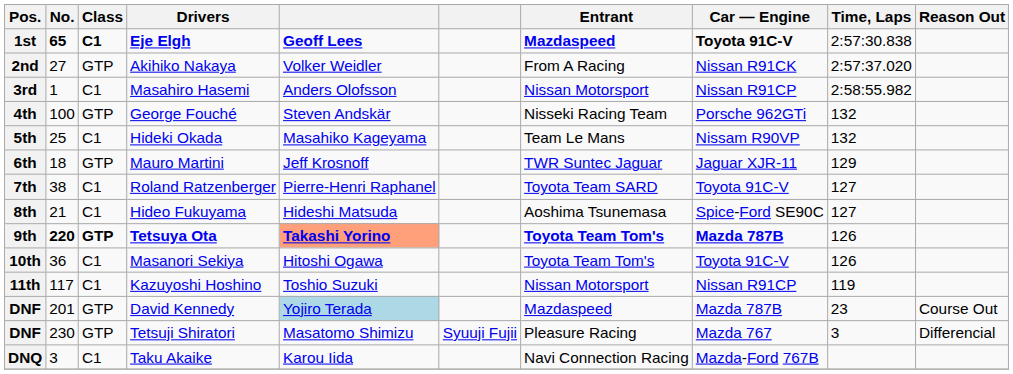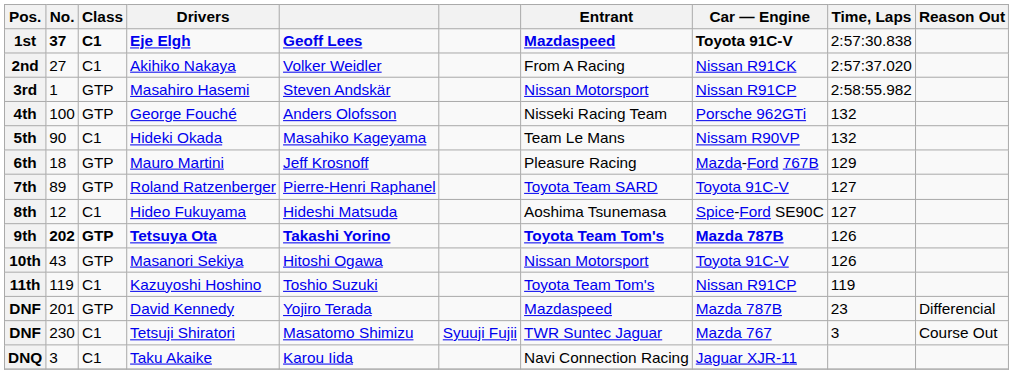(58, 41) 65 -> (58, 41) 37
(98, 65) GTP -> (92, 65) C1
(92, 90) C1 -> (98, 90) GTP
(340, 90) Anders Olofsson -> (337, 90) Steven Andskär
(337, 114) Steven Andskär -> (340, 114) Anders Olofsson
(58, 138) 25 -> (58, 138) 90
(593, 163) TWR Suntec Jaguar -> (580, 163) Pleasure Racing
(746, 163) Jaguar XJR-11 -> (757, 163) Mazda-Ford 767B
(58, 187) 38 -> (58, 187) 89
(92, 187) C1 -> (98, 187) GTP
(58, 211) 21 -> (58, 211) 12
(62, 236) 220 -> (62, 236) 202
(337, 236) lightsalmon background -> (337, 236) no background
(58, 260) 36 -> (58, 260) 43
(92, 260) C1 -> (98, 260) GTP
(589, 260) Toyota Team Tom's -> (586, 260) Nissan Motorsport
(62, 284) 117 -> (62, 284) 119
(586, 284) Nissan Motorsport -> (589, 284) Toyota Team Tom's
(327, 308) lightblue background -> (327, 308) no background
(958, 308) Course Out -> (957, 308) Differencial
(98, 333) GTP -> (92, 333) C1
(580, 333) Pleasure Racing -> (593, 333) TWR Suntec Jaguar
(957, 333) Differencial -> (958, 333) Course Out
(757, 357) Mazda-Ford 767B -> (746, 357) Jaguar XJR-11
